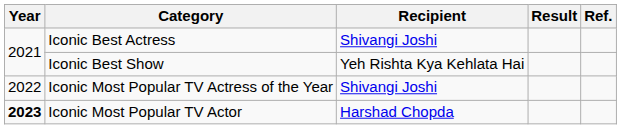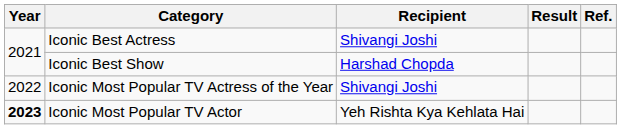(432, 64) Yeh Rishta Kya Kehlata Hai -> (397, 64) Harshad Chopda
(397, 111) Harshad Chopda -> (432, 111) Yeh Rishta Kya Kehlata Hai
